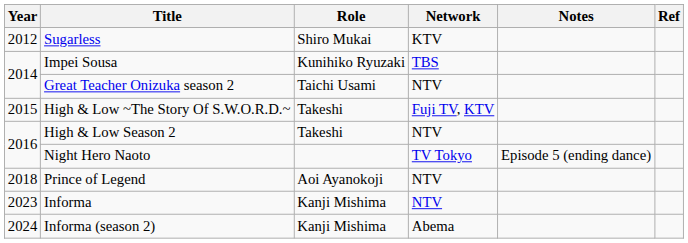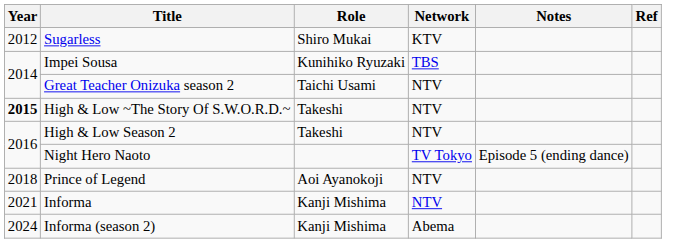(23, 109) normal -> (23, 109) bold
(453, 109) Fuji TV, KTV -> (427, 109) NTV
(23, 202) 2023 -> (23, 202) 2021
